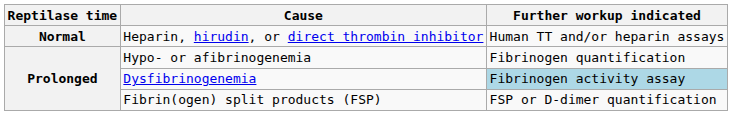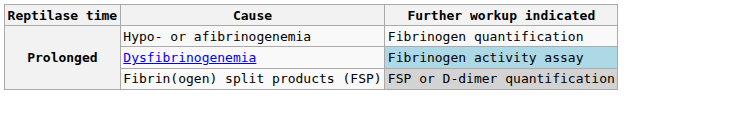- row: (303, 36)
(603, 100) no background -> (501, 79) lightgrey background
